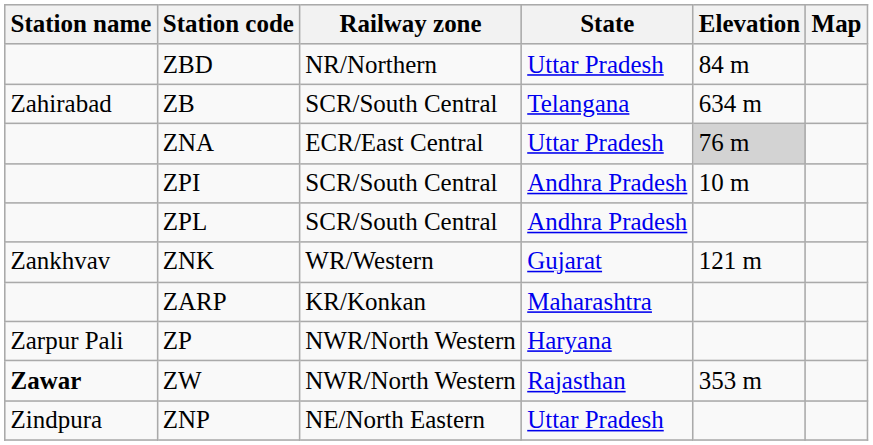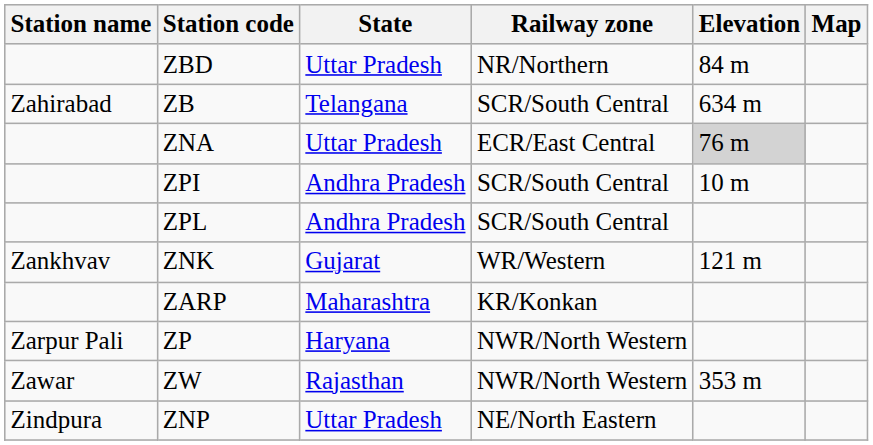columns swapped: (607, 24) <-> (411, 24)
(46, 380) bold -> (42, 380) normal
